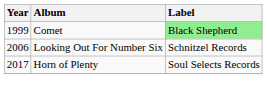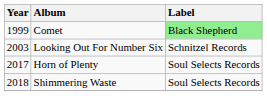(18, 47) 2006 -> (18, 47) 2003
+ row: (75, 82)
